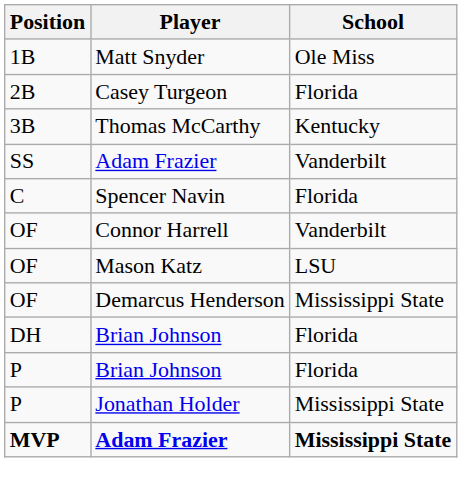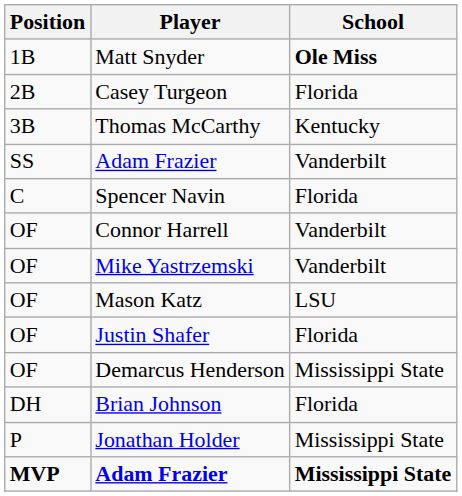(335, 56) normal -> (336, 56) bold
+ row: (24, 265)
+ row: (24, 334)
- row: (16, 369)
